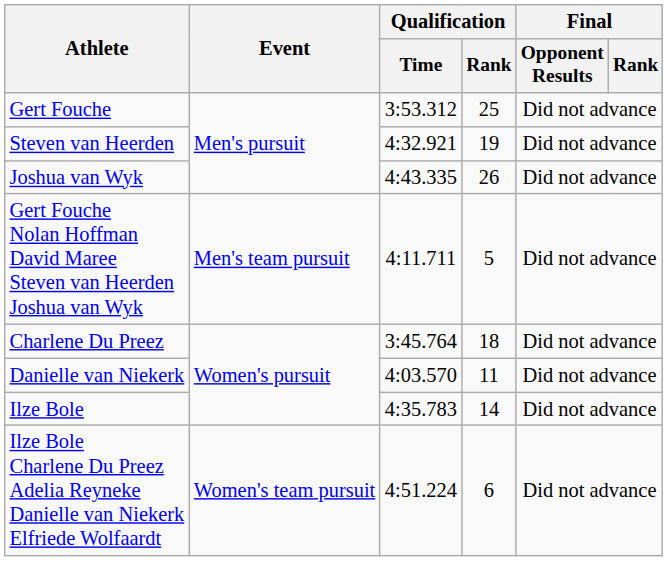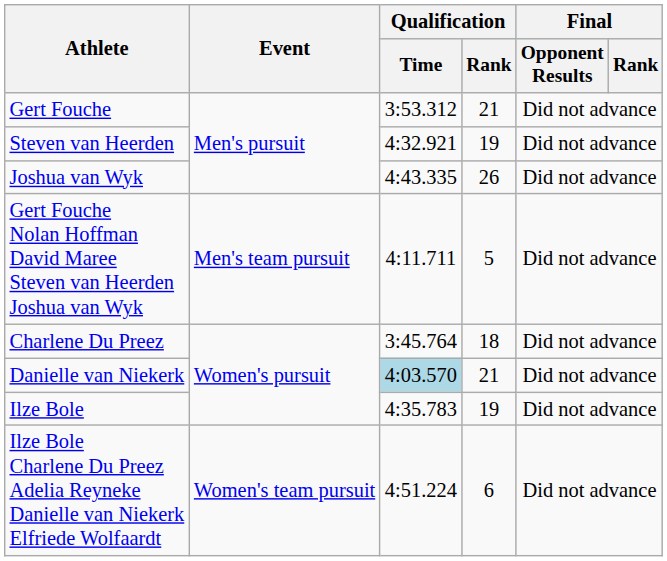(489, 110) 25 -> (489, 110) 21
(421, 375) no background -> (421, 375) lightblue background
(489, 375) 11 -> (489, 375) 21
(489, 409) 14 -> (489, 409) 19
